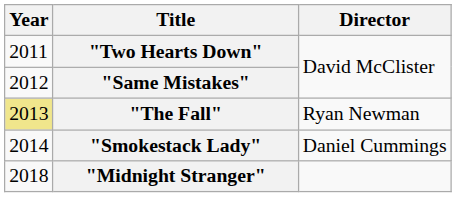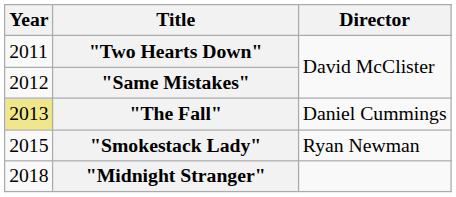(361, 113) Ryan Newman -> (375, 113) Daniel Cummings
(29, 144) 2014 -> (29, 144) 2015
(375, 144) Daniel Cummings -> (361, 144) Ryan Newman
